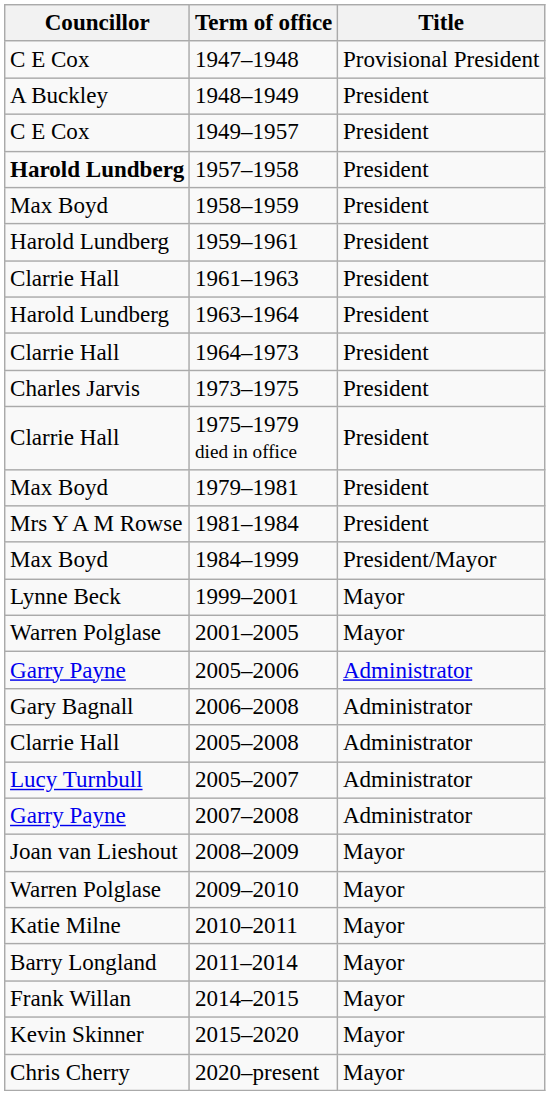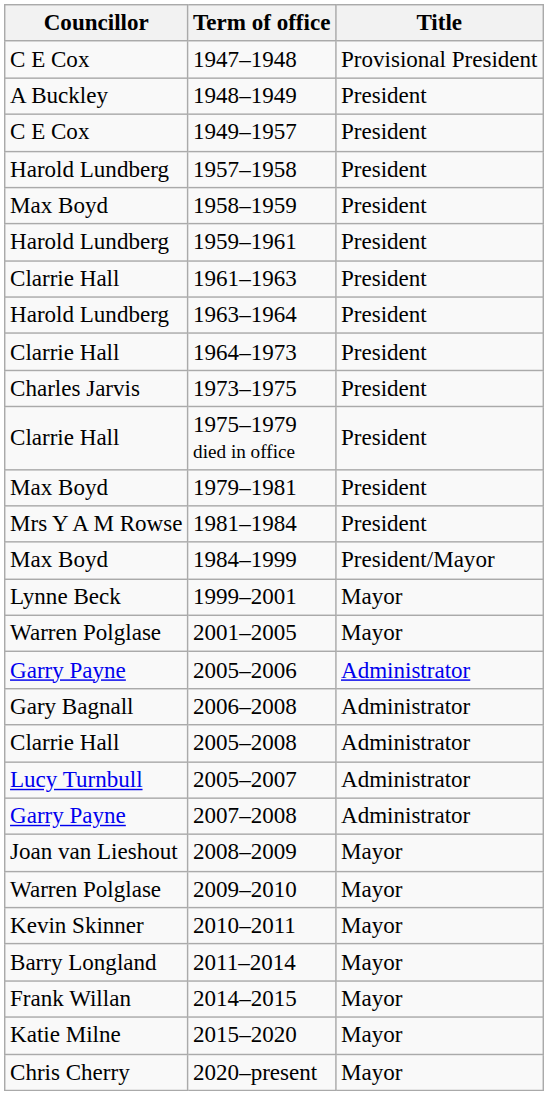(97, 168) bold -> (89, 168) normal
(65, 925) Katie Milne -> (77, 925) Kevin Skinner
(77, 1035) Kevin Skinner -> (65, 1035) Katie Milne
